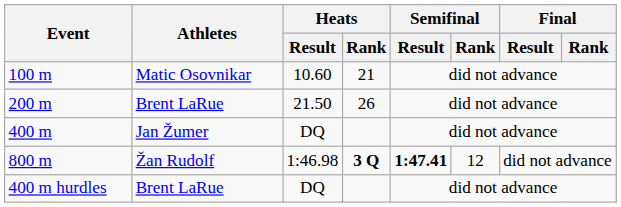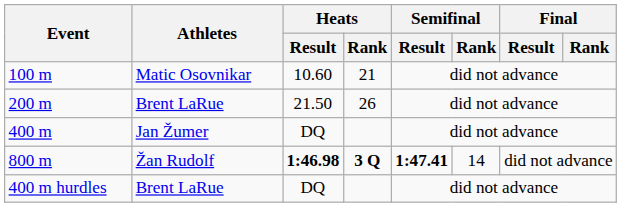(312, 160) normal -> (313, 160) bold
(475, 160) 12 -> (476, 160) 14
